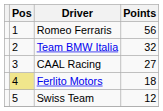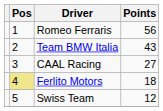(150, 47) 32 -> (150, 47) 43
